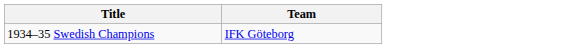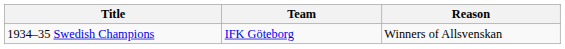+ column: (471, 14)
